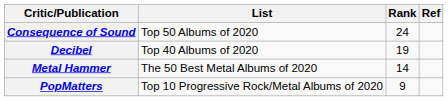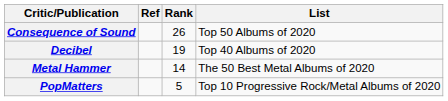columns swapped: (262, 13) <-> (431, 13)
(402, 31) 24 -> (179, 31) 26
(402, 86) 9 -> (179, 86) 5
